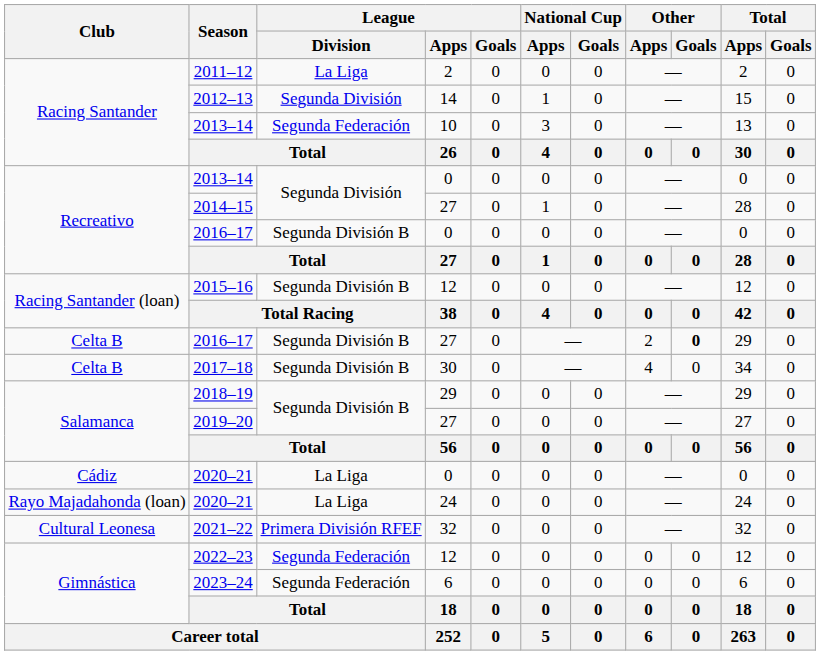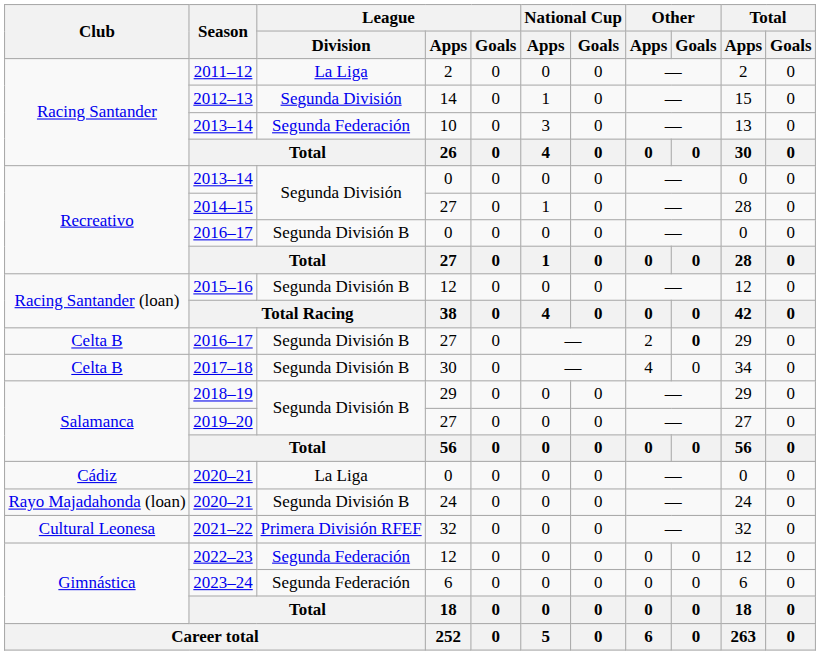(341, 502) La Liga -> (341, 502) Segunda División B
